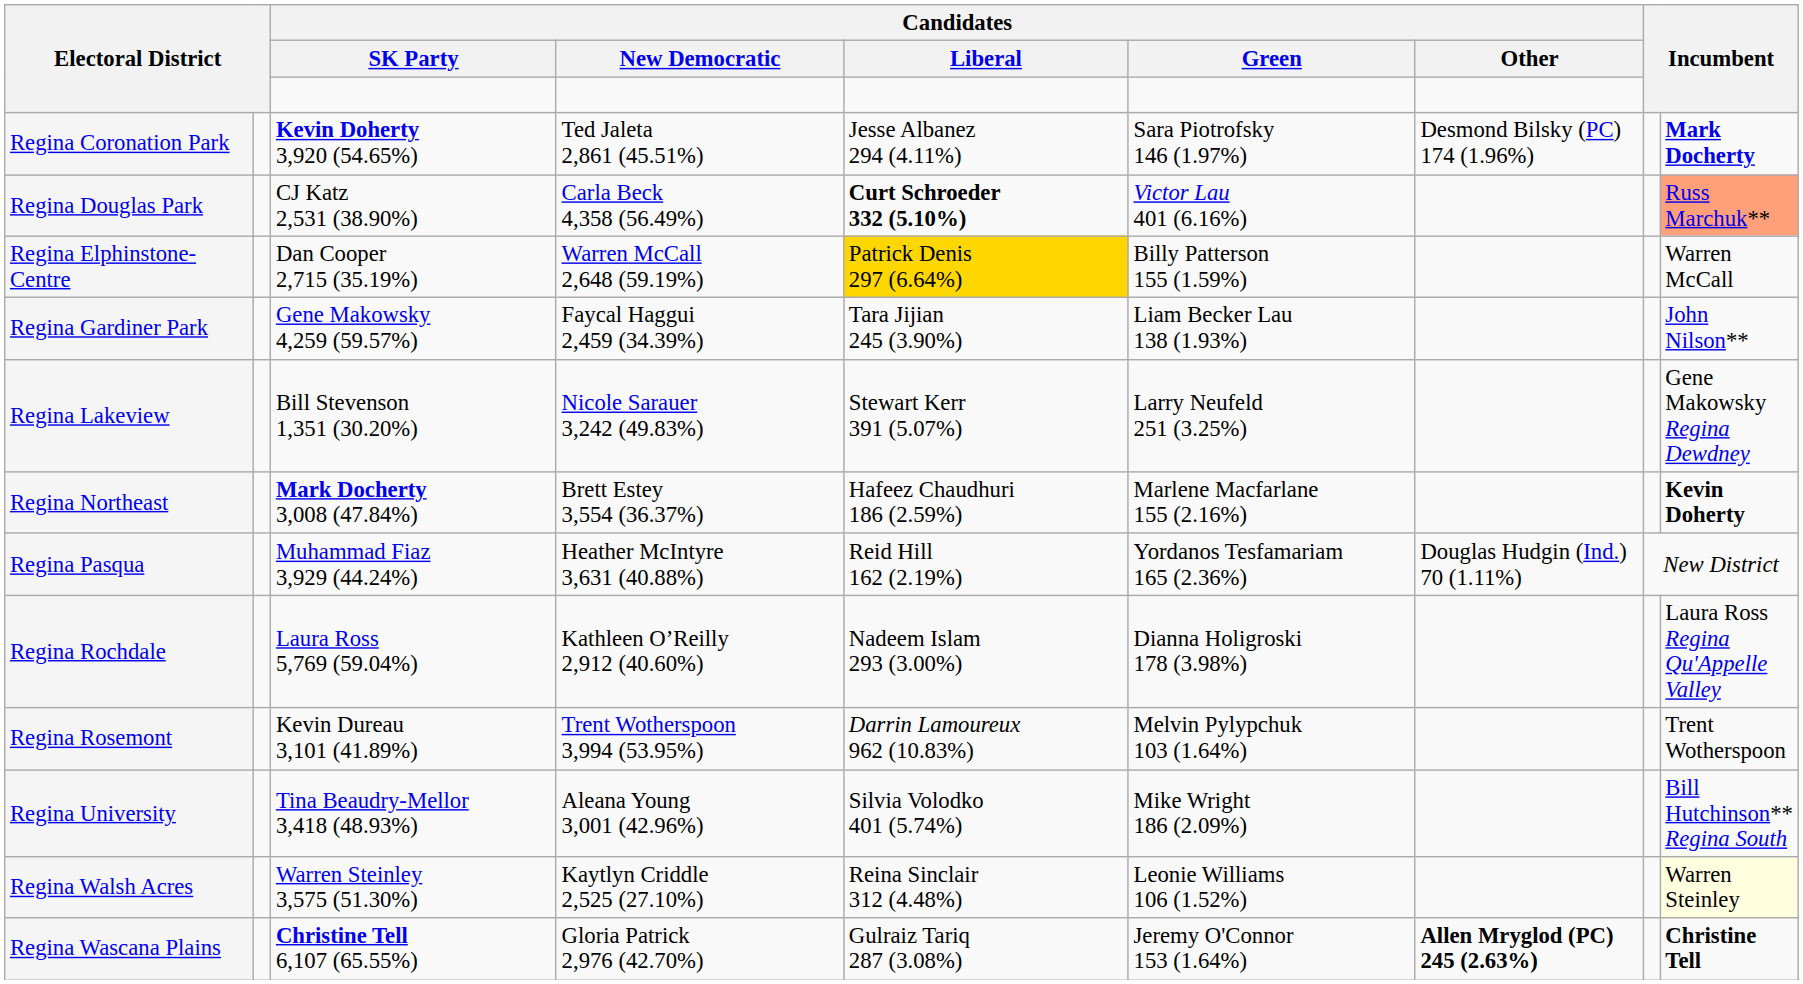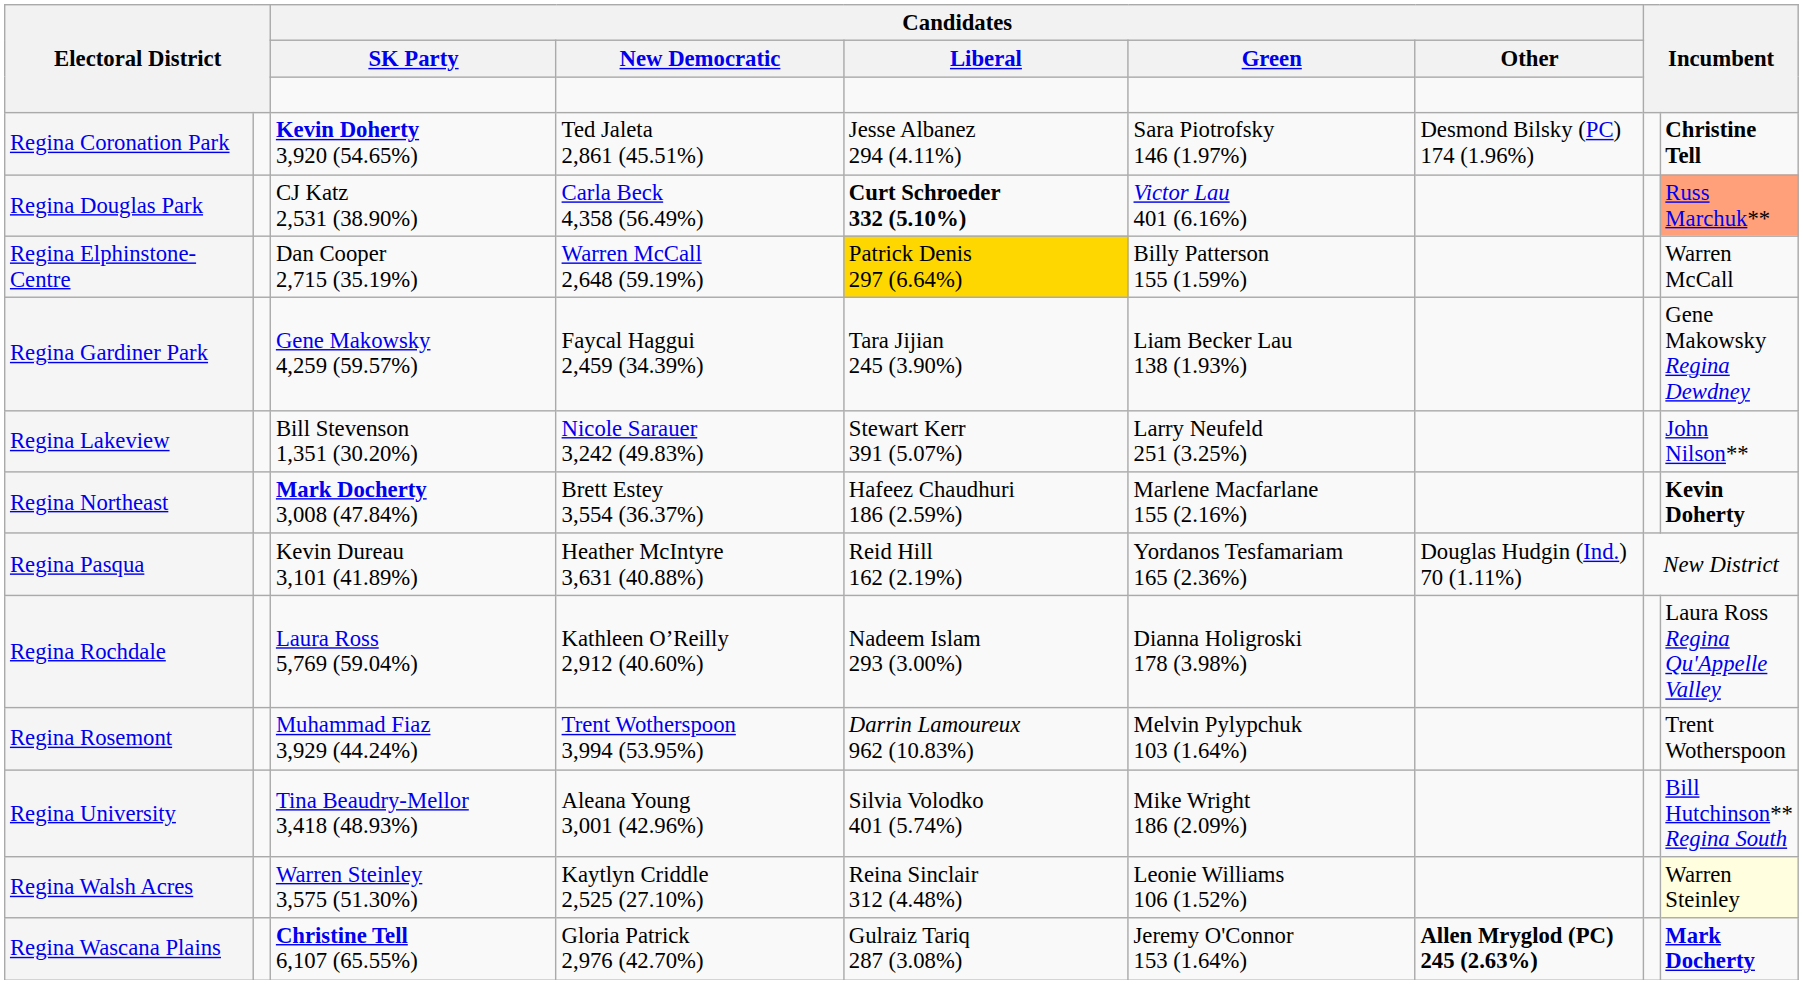(1710, 143) Mark Docherty -> (1711, 143) Christine Tell
(1707, 328) John Nilson** -> (1716, 353) Gene Makowsky Regina Dewdney
(1716, 415) Gene Makowsky Regina Dewdney -> (1707, 440) John Nilson**
(353, 564) Muhammad Fiaz 3,929 (44.24%) -> (347, 564) Kevin Dureau 3,101 (41.89%)
(347, 738) Kevin Dureau 3,101 (41.89%) -> (353, 738) Muhammad Fiaz 3,929 (44.24%)
(1711, 948) Christine Tell -> (1710, 948) Mark Docherty
